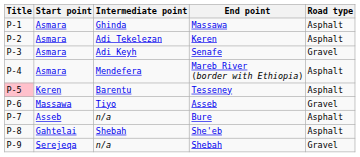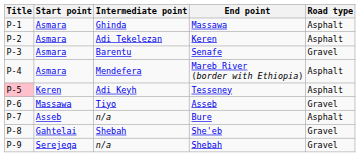(116, 53) Adi Keyh -> (114, 53) Barentu
(114, 90) Barentu -> (116, 90) Adi Keyh
(325, 131) Asphalt -> (323, 131) Gravel
